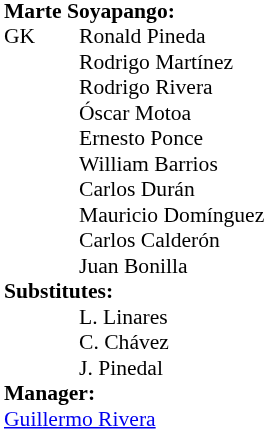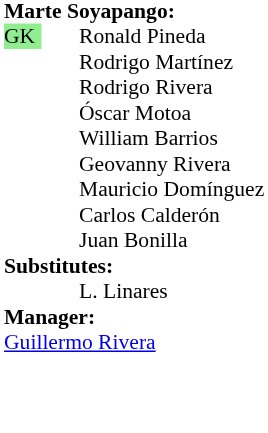(20, 36) no background -> (20, 36) lightgreen background
- row: (141, 138)
- row: (137, 188)
+ row: (155, 163)
- row: (124, 342)
- row: (121, 367)
